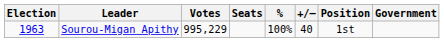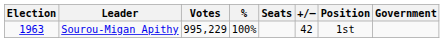columns swapped: (280, 13) <-> (247, 13)
(306, 30) 40 -> (306, 30) 42
